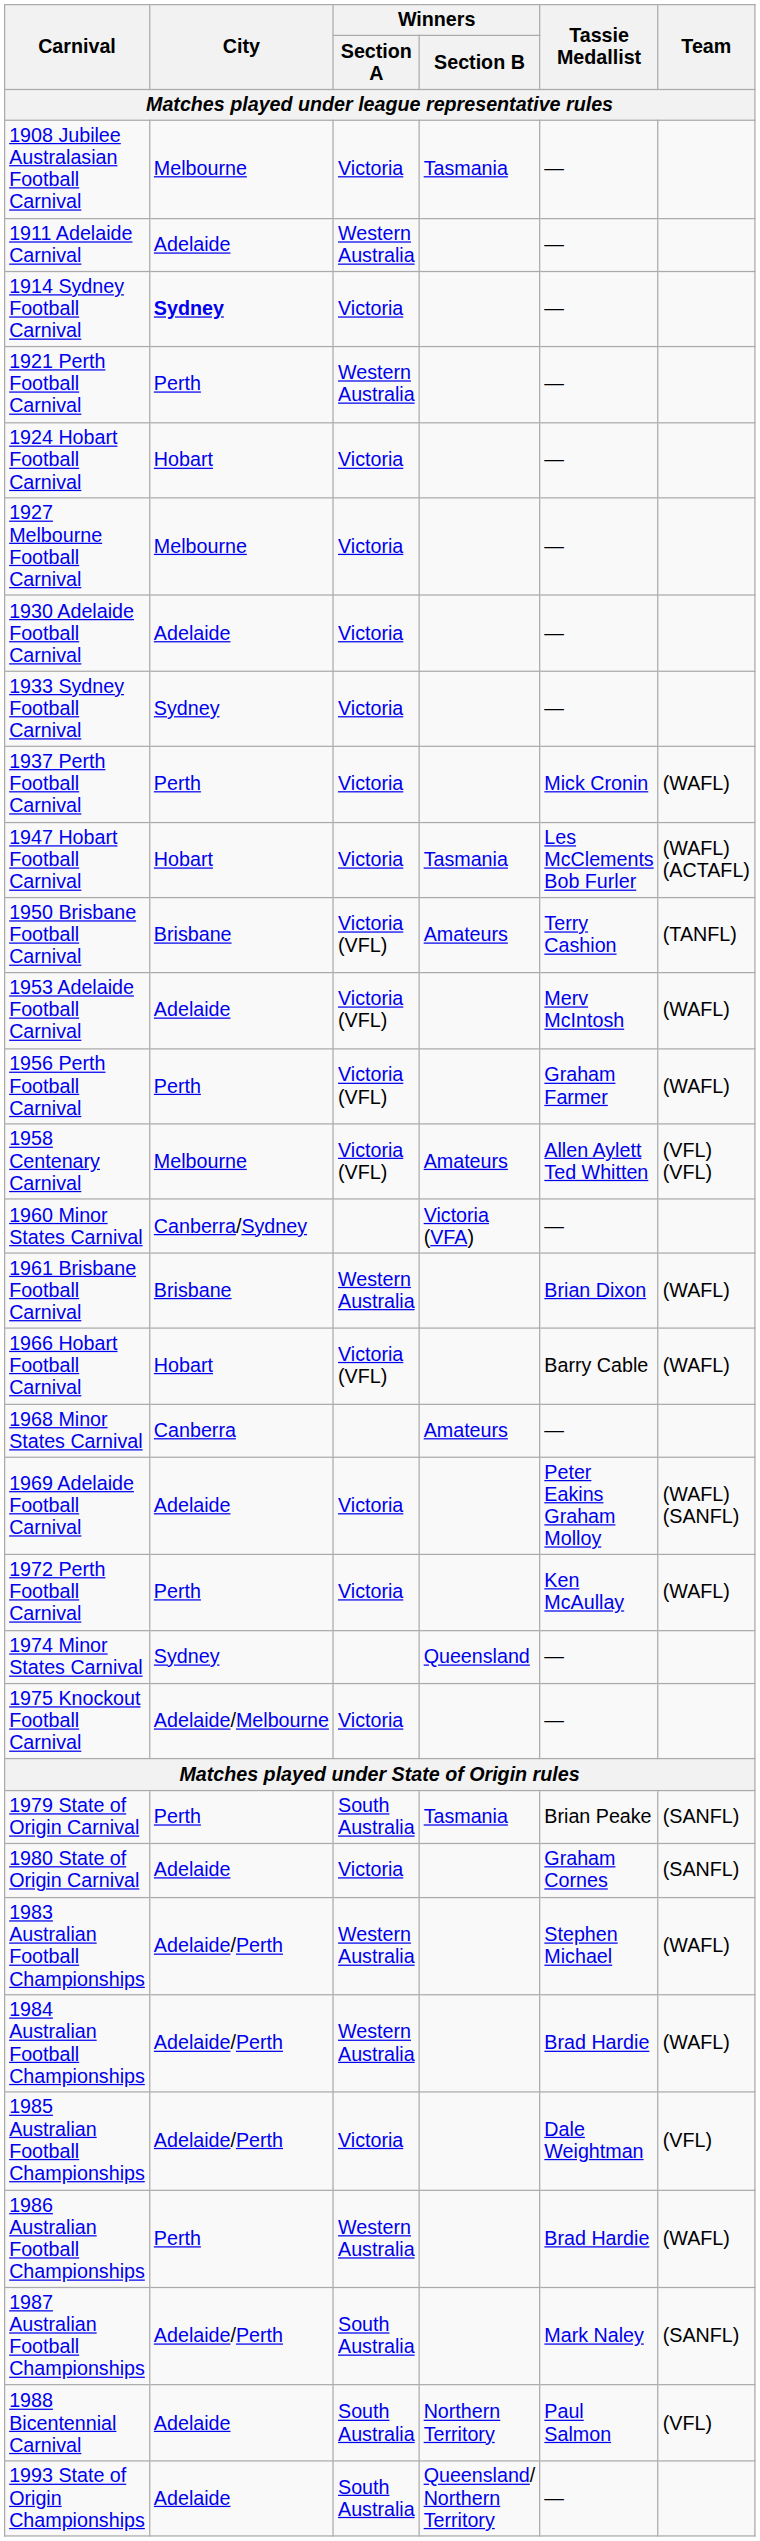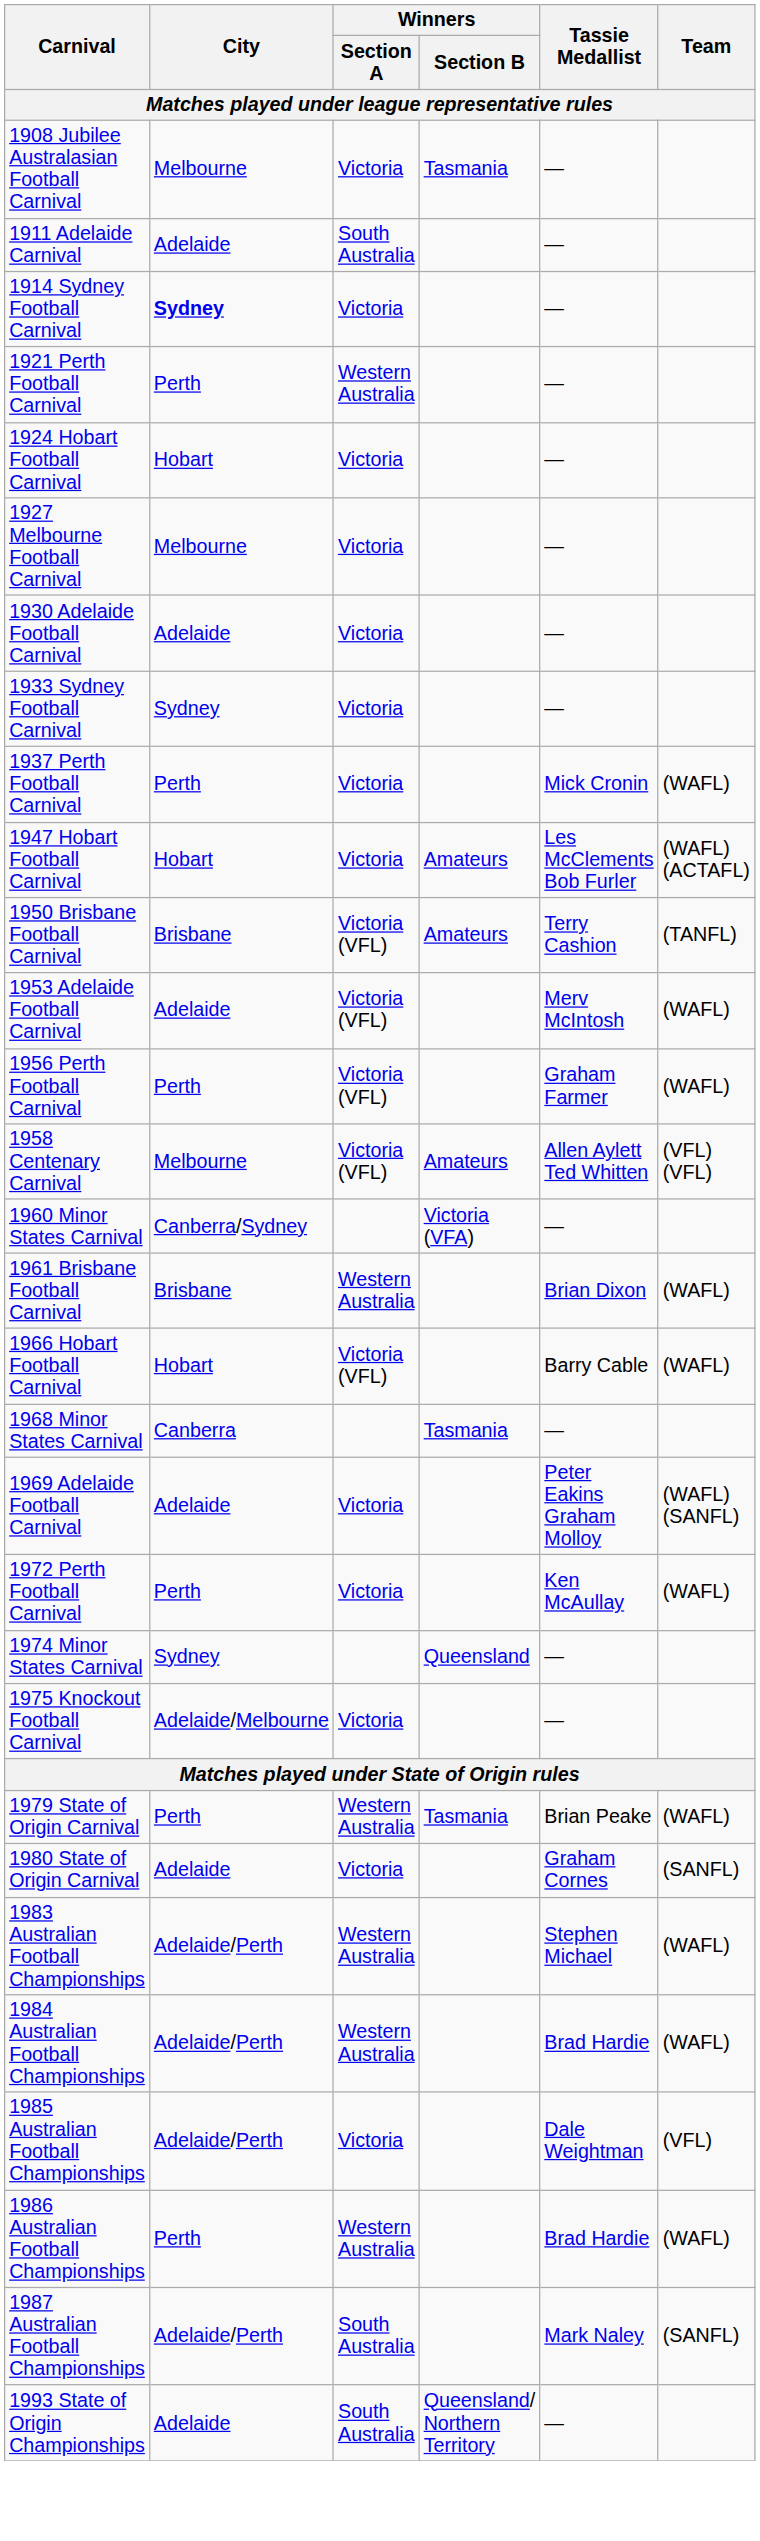(376, 244) Western Australia -> (376, 244) South Australia
(466, 859) Tasmania -> (466, 859) Amateurs
(466, 1430) Amateurs -> (466, 1430) Tasmania
(376, 1816) South Australia -> (376, 1816) Western Australia
(701, 1816) (SANFL) -> (696, 1816) (WAFL)
- row: (63, 2422)
